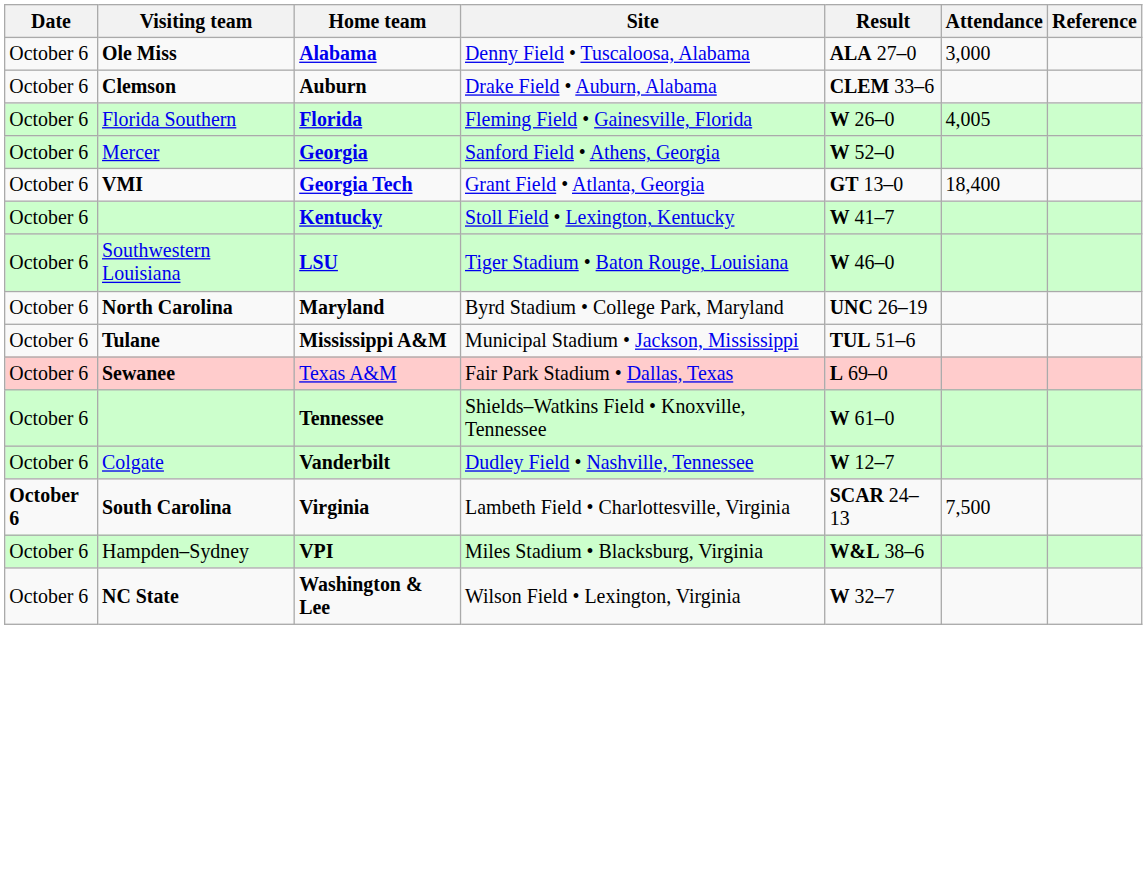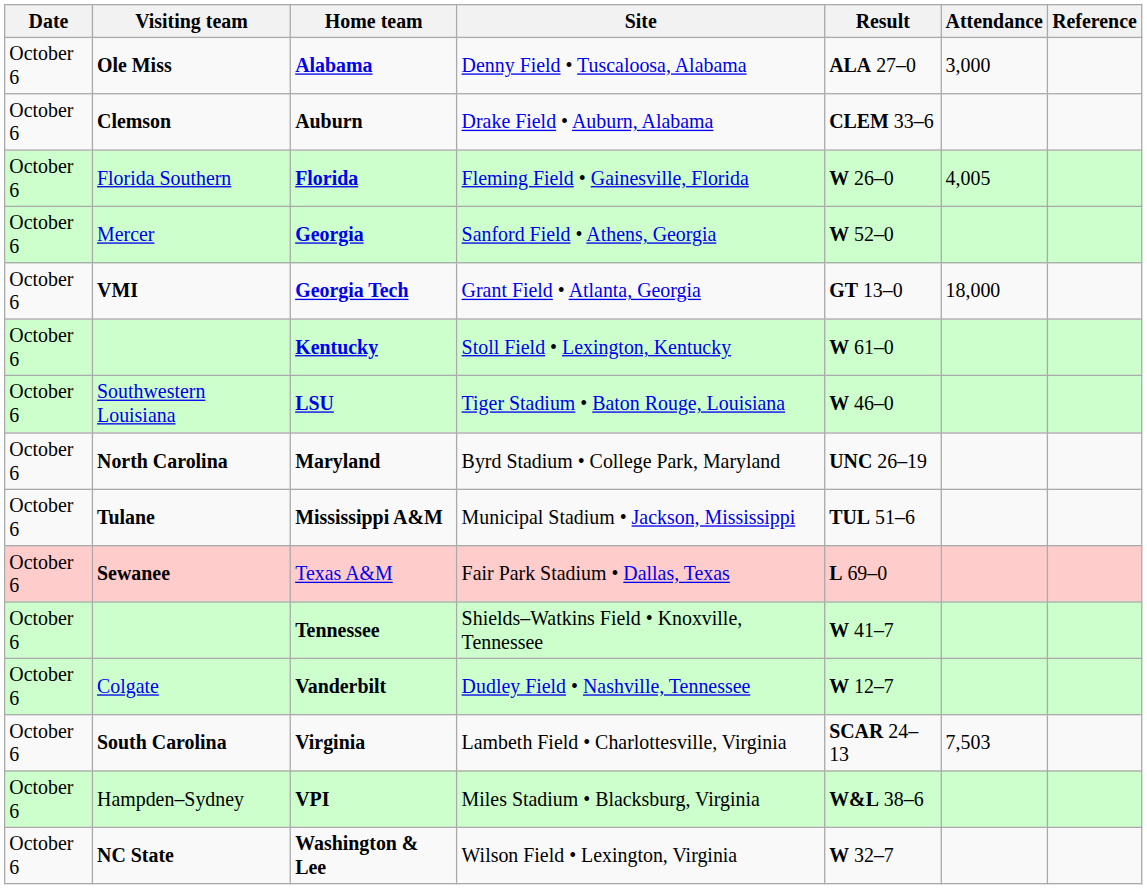(973, 185) 18,400 -> (973, 291) 18,000
(862, 218) W 41–7 -> (861, 347) W 61–0
(862, 417) W 61–0 -> (861, 629) W 41–7
(44, 506) bold -> (41, 742) normal
(968, 506) 7,500 -> (968, 742) 7,503
